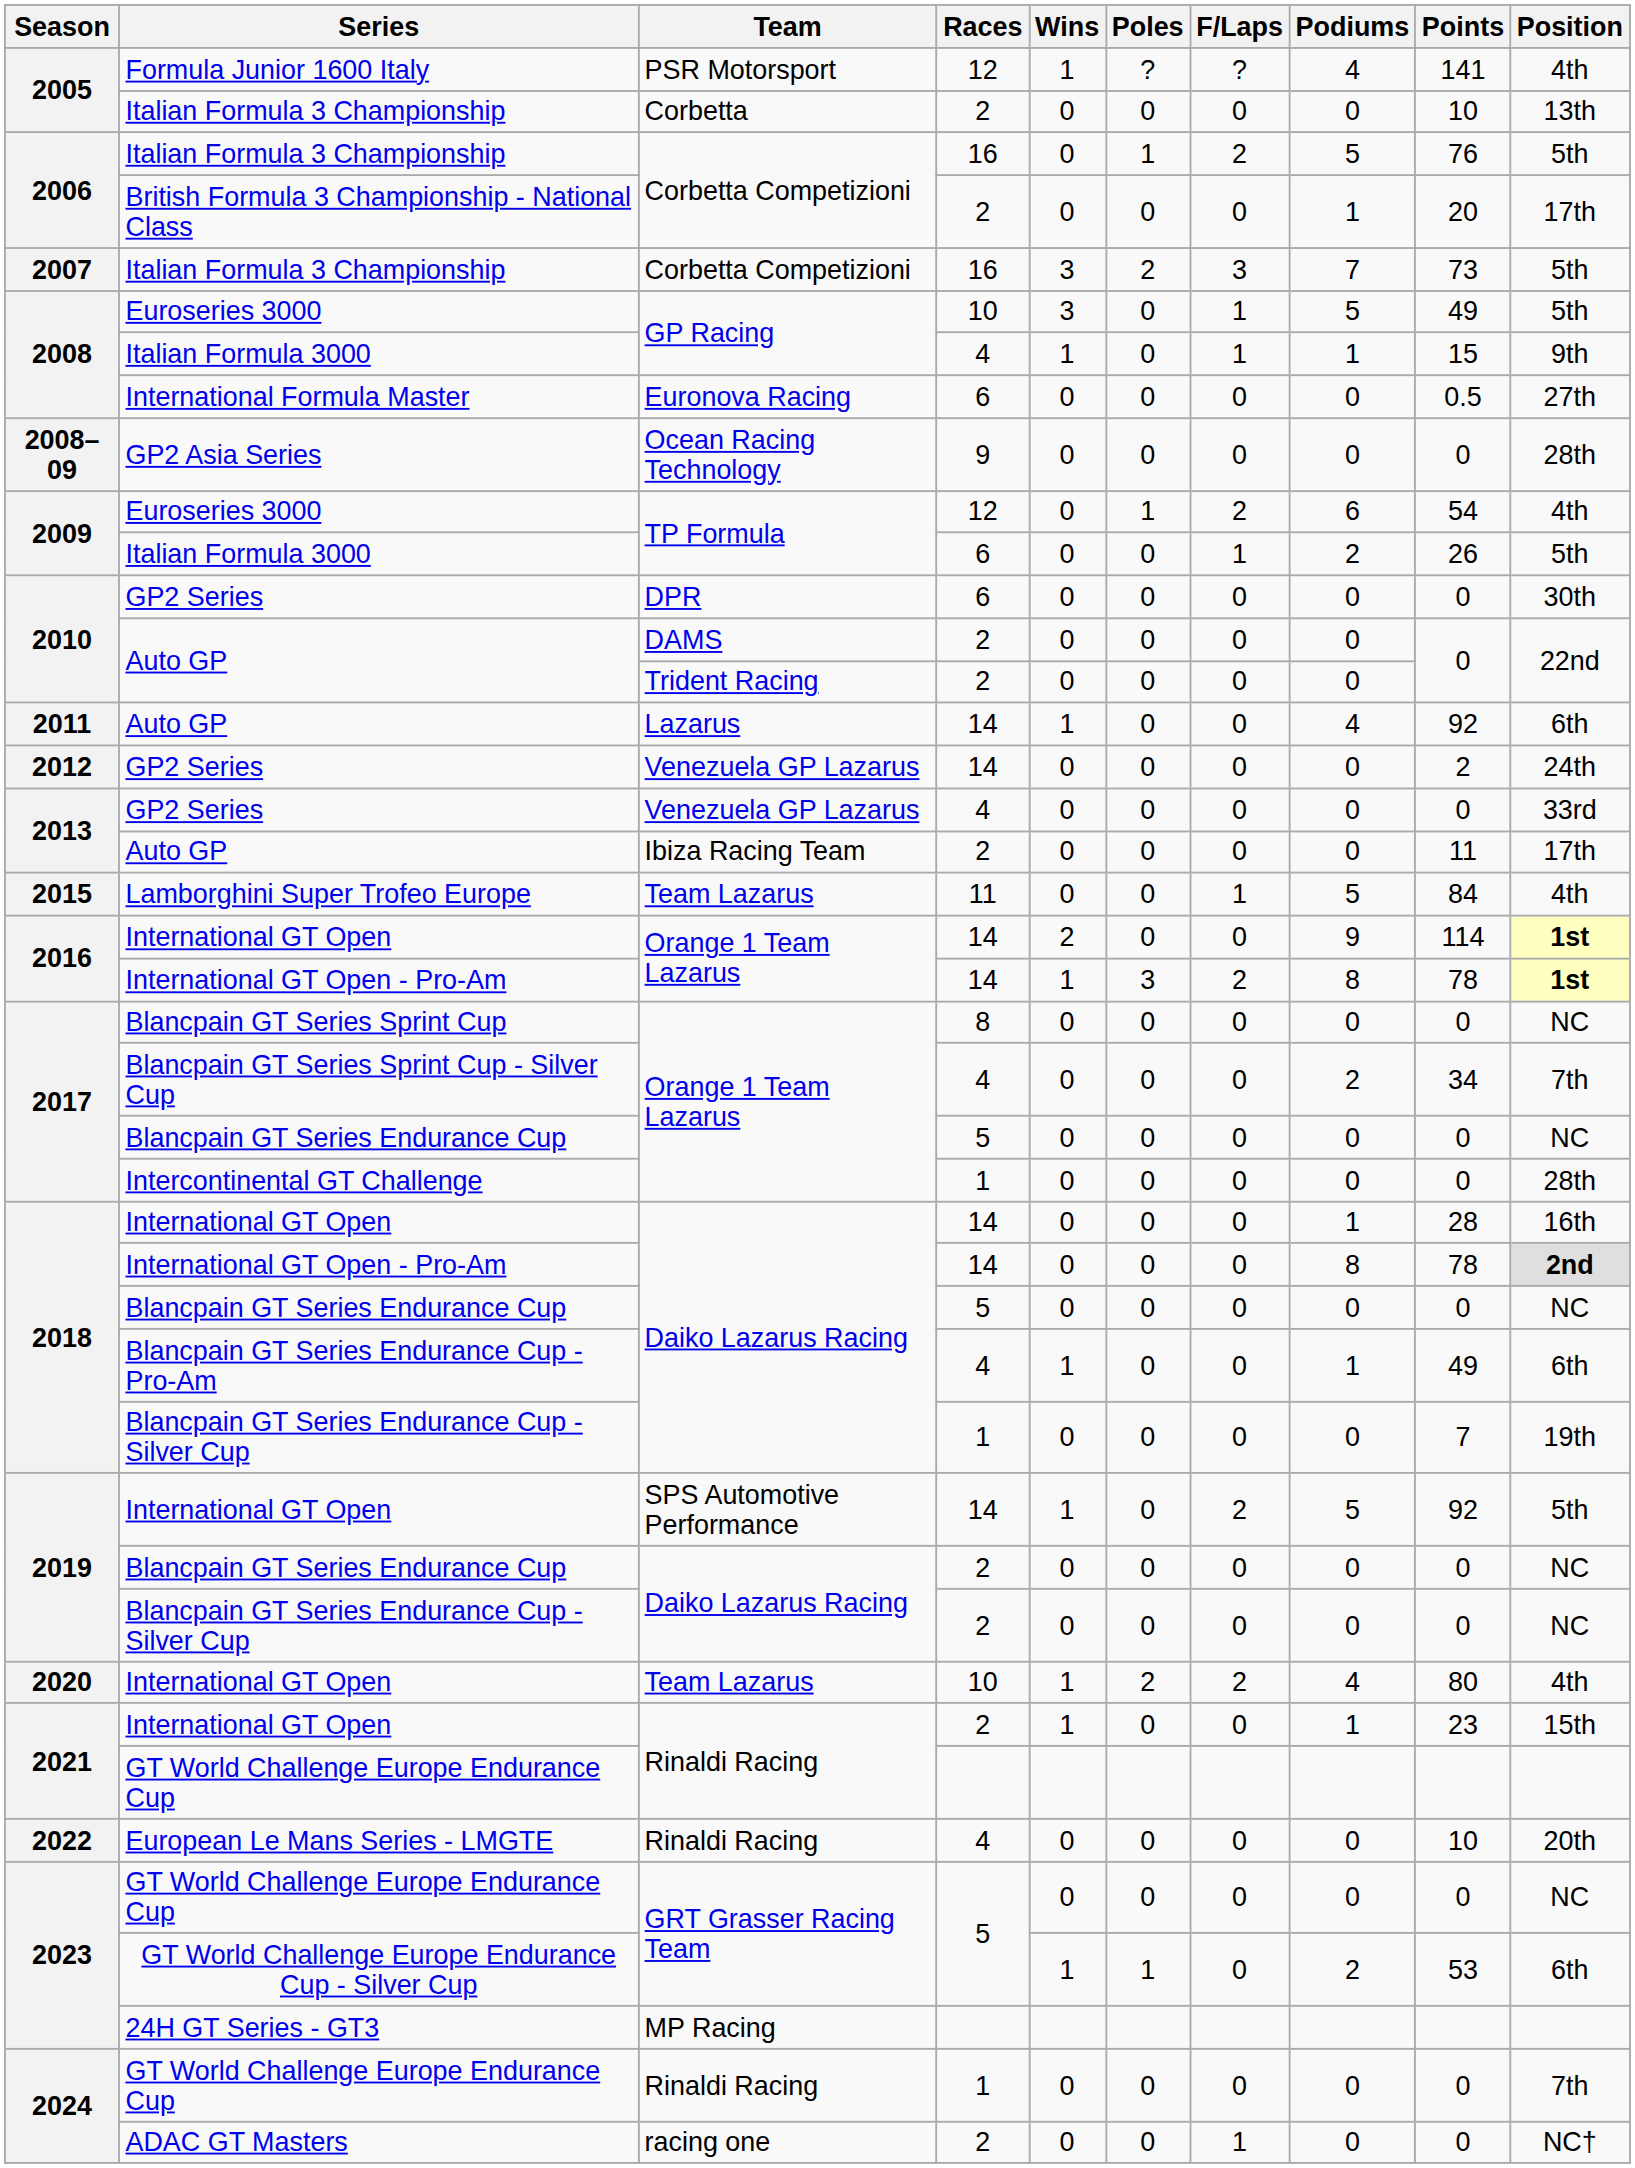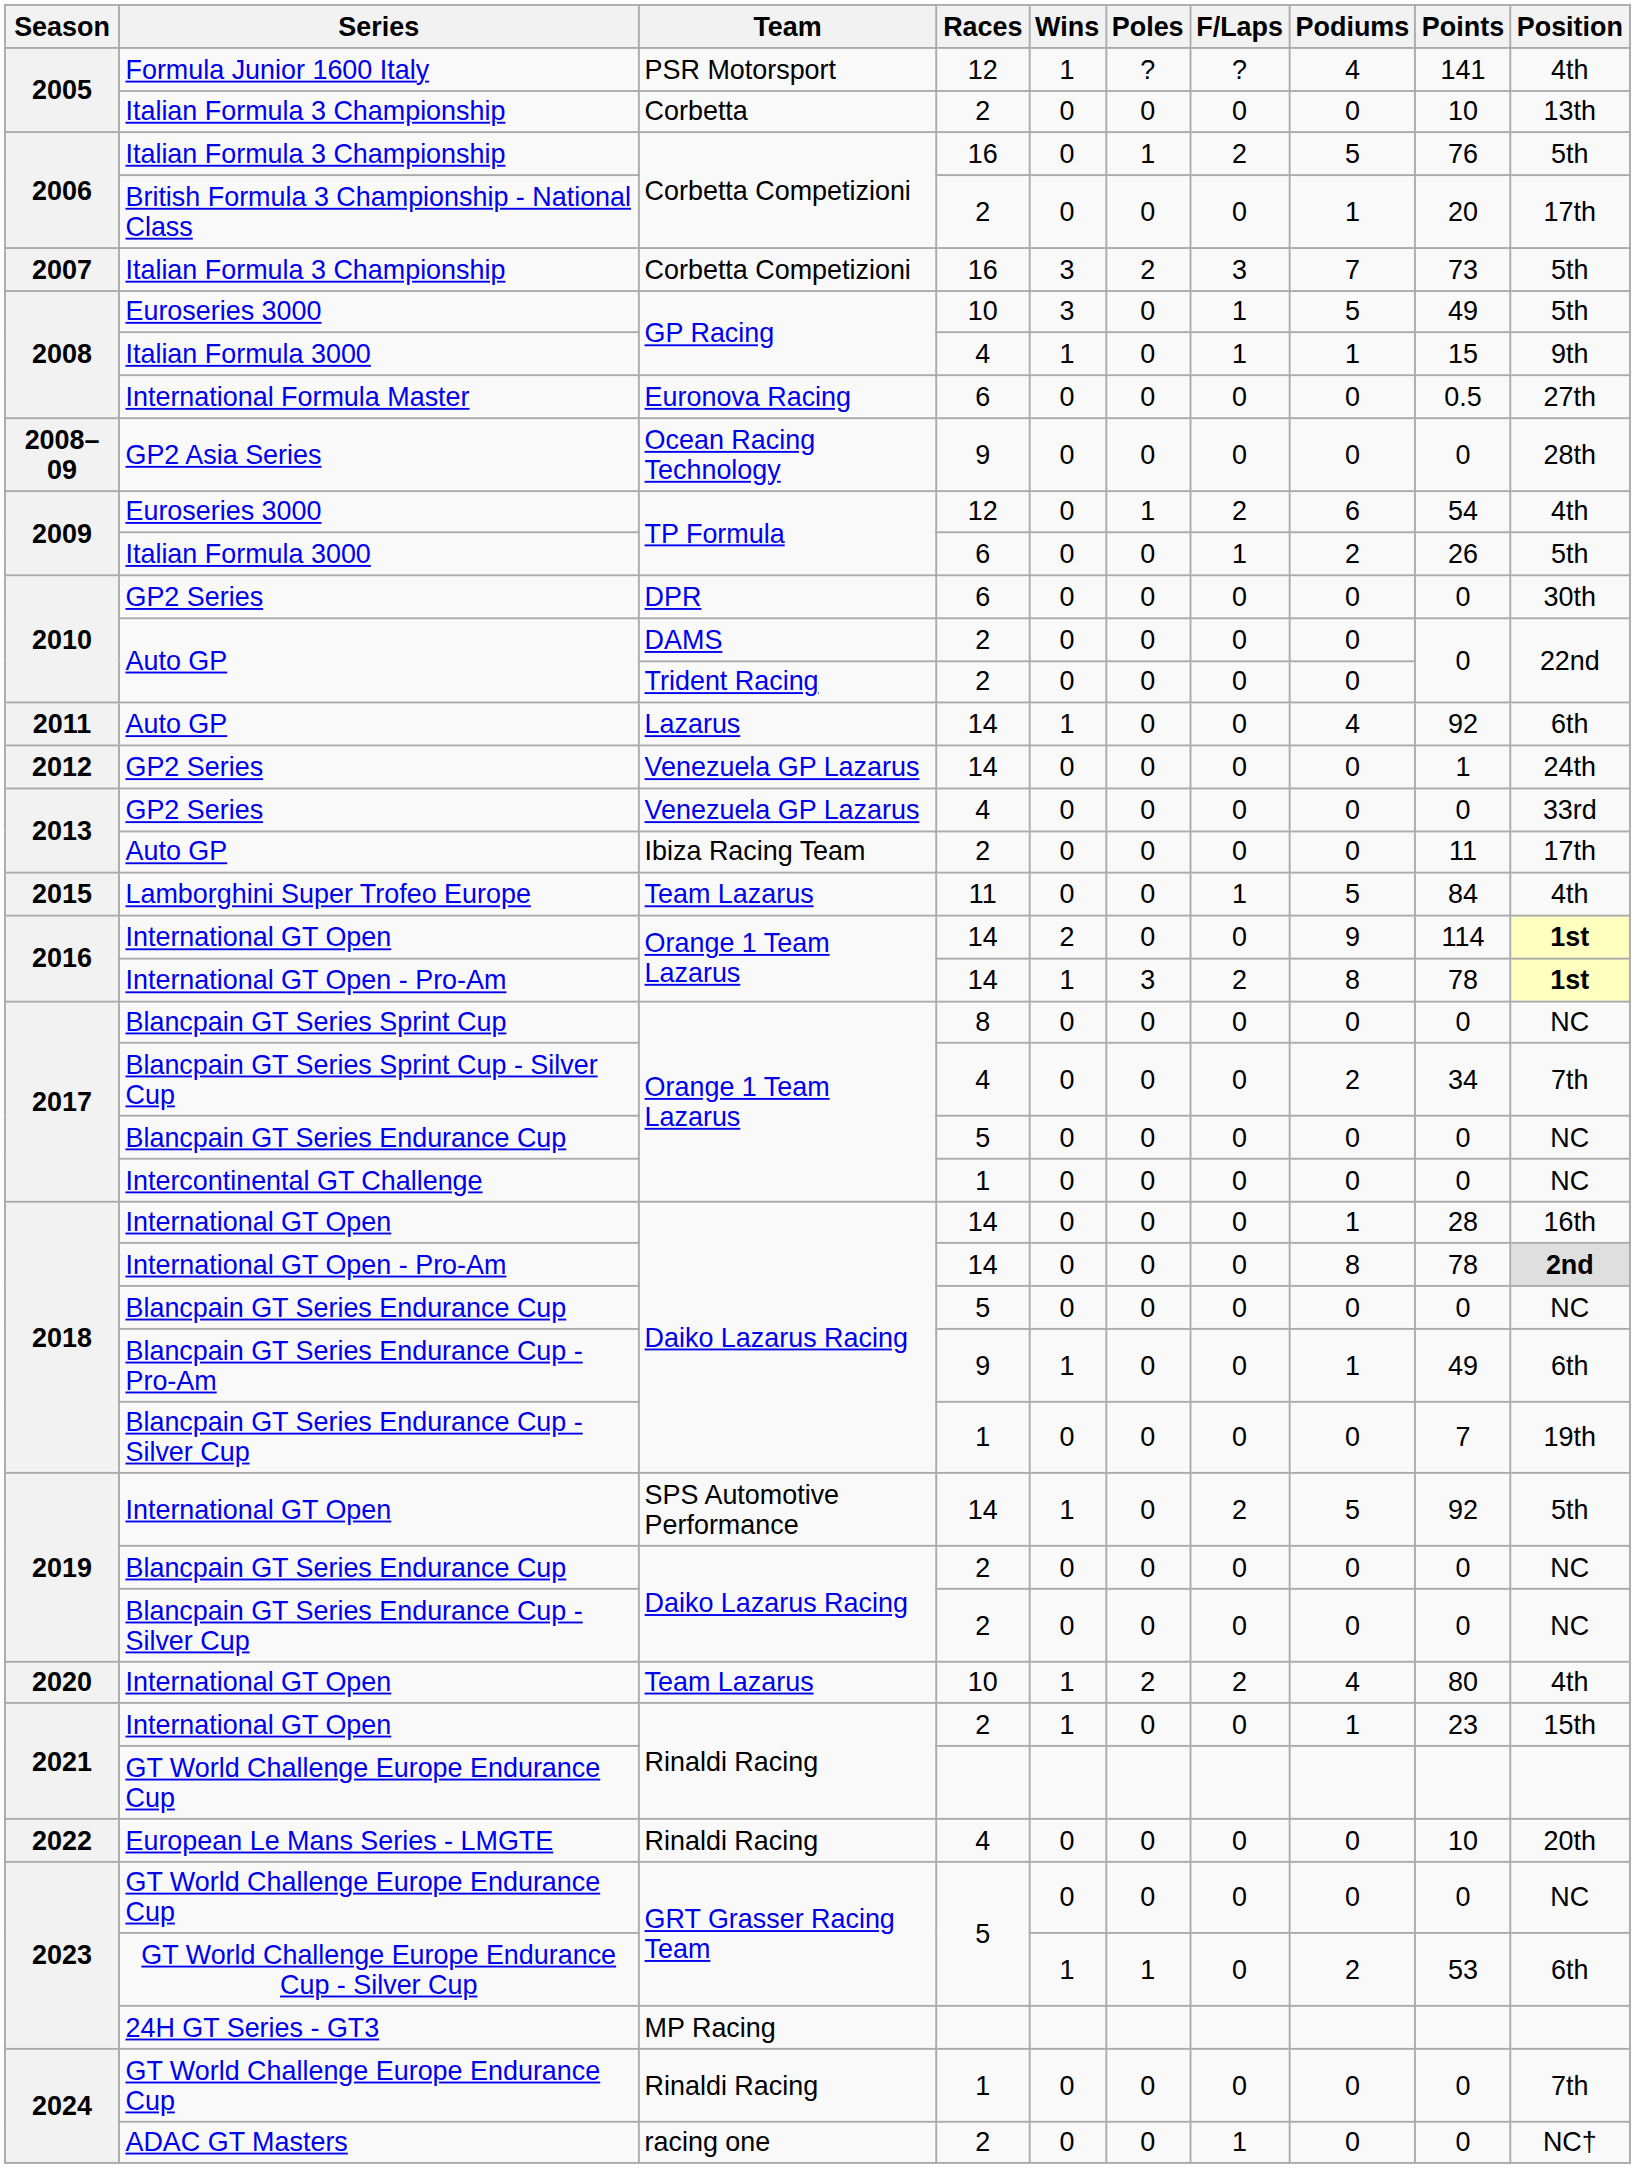(1463, 767) 2 -> (1463, 767) 1
(1570, 1180) 28th -> (1570, 1180) NC
(983, 1365) 4 -> (983, 1365) 9
